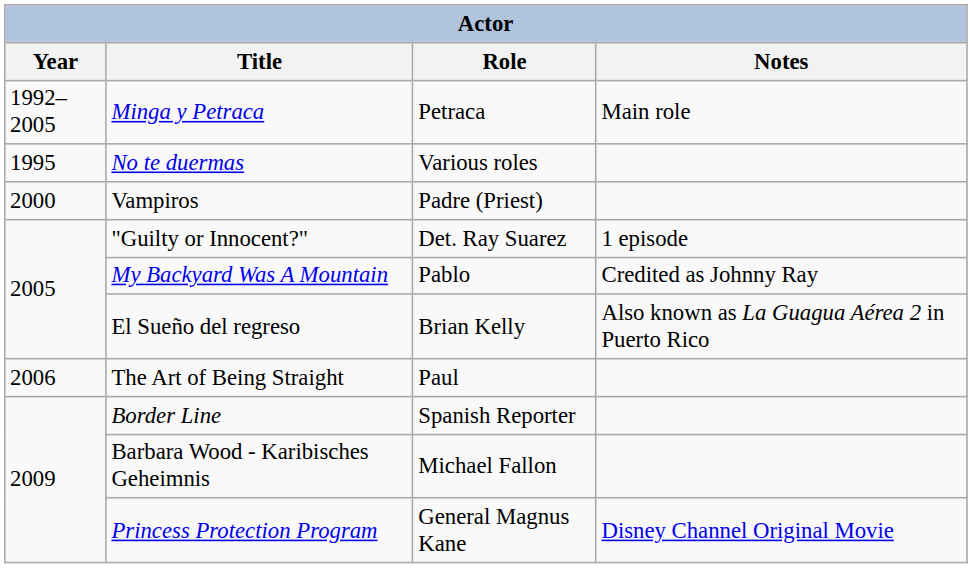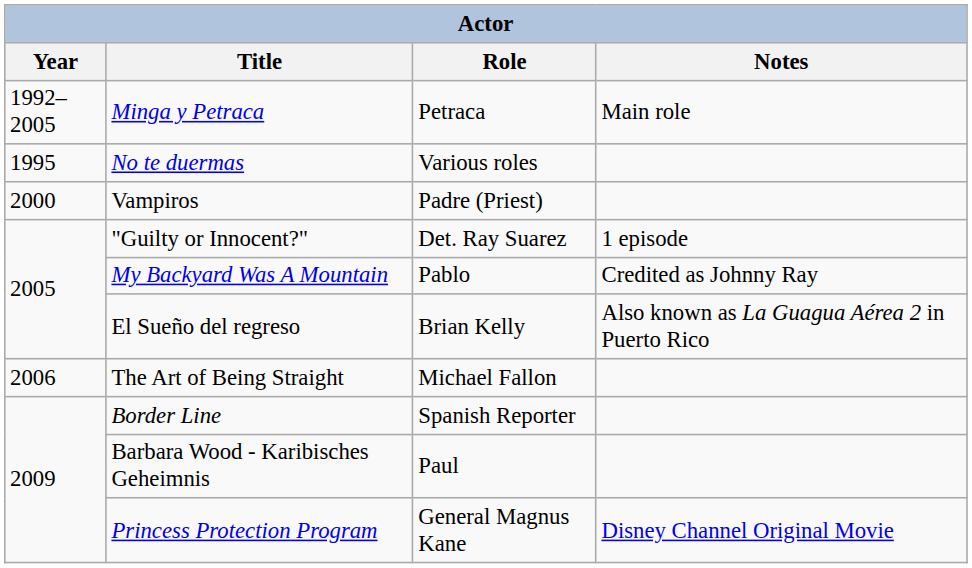(439, 377) Paul -> (487, 377) Michael Fallon
(487, 466) Michael Fallon -> (439, 466) Paul
